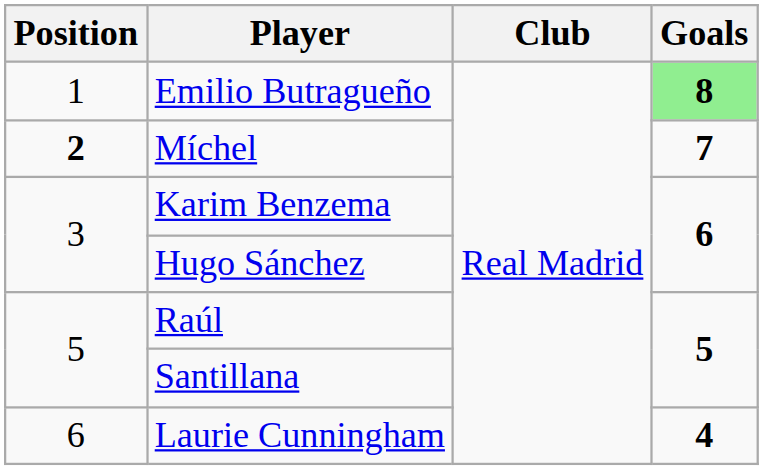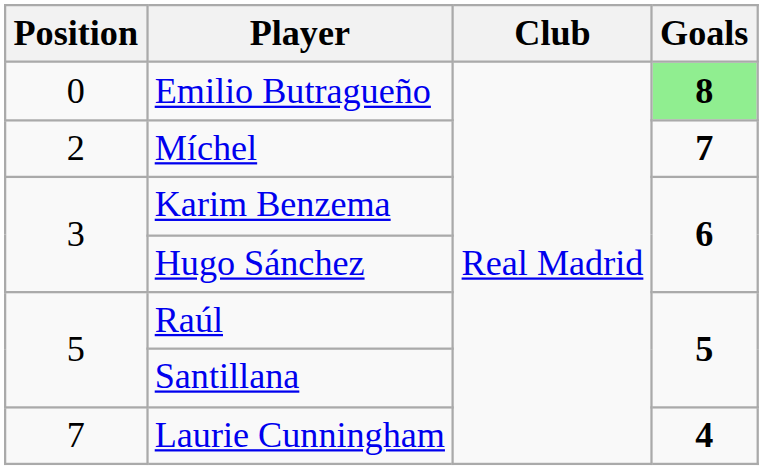(76, 90) 1 -> (76, 90) 0
(76, 147) bold -> (76, 147) normal
(76, 434) 6 -> (76, 434) 7
